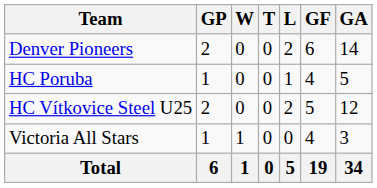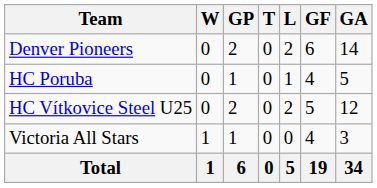columns swapped: (214, 19) <-> (245, 19)
